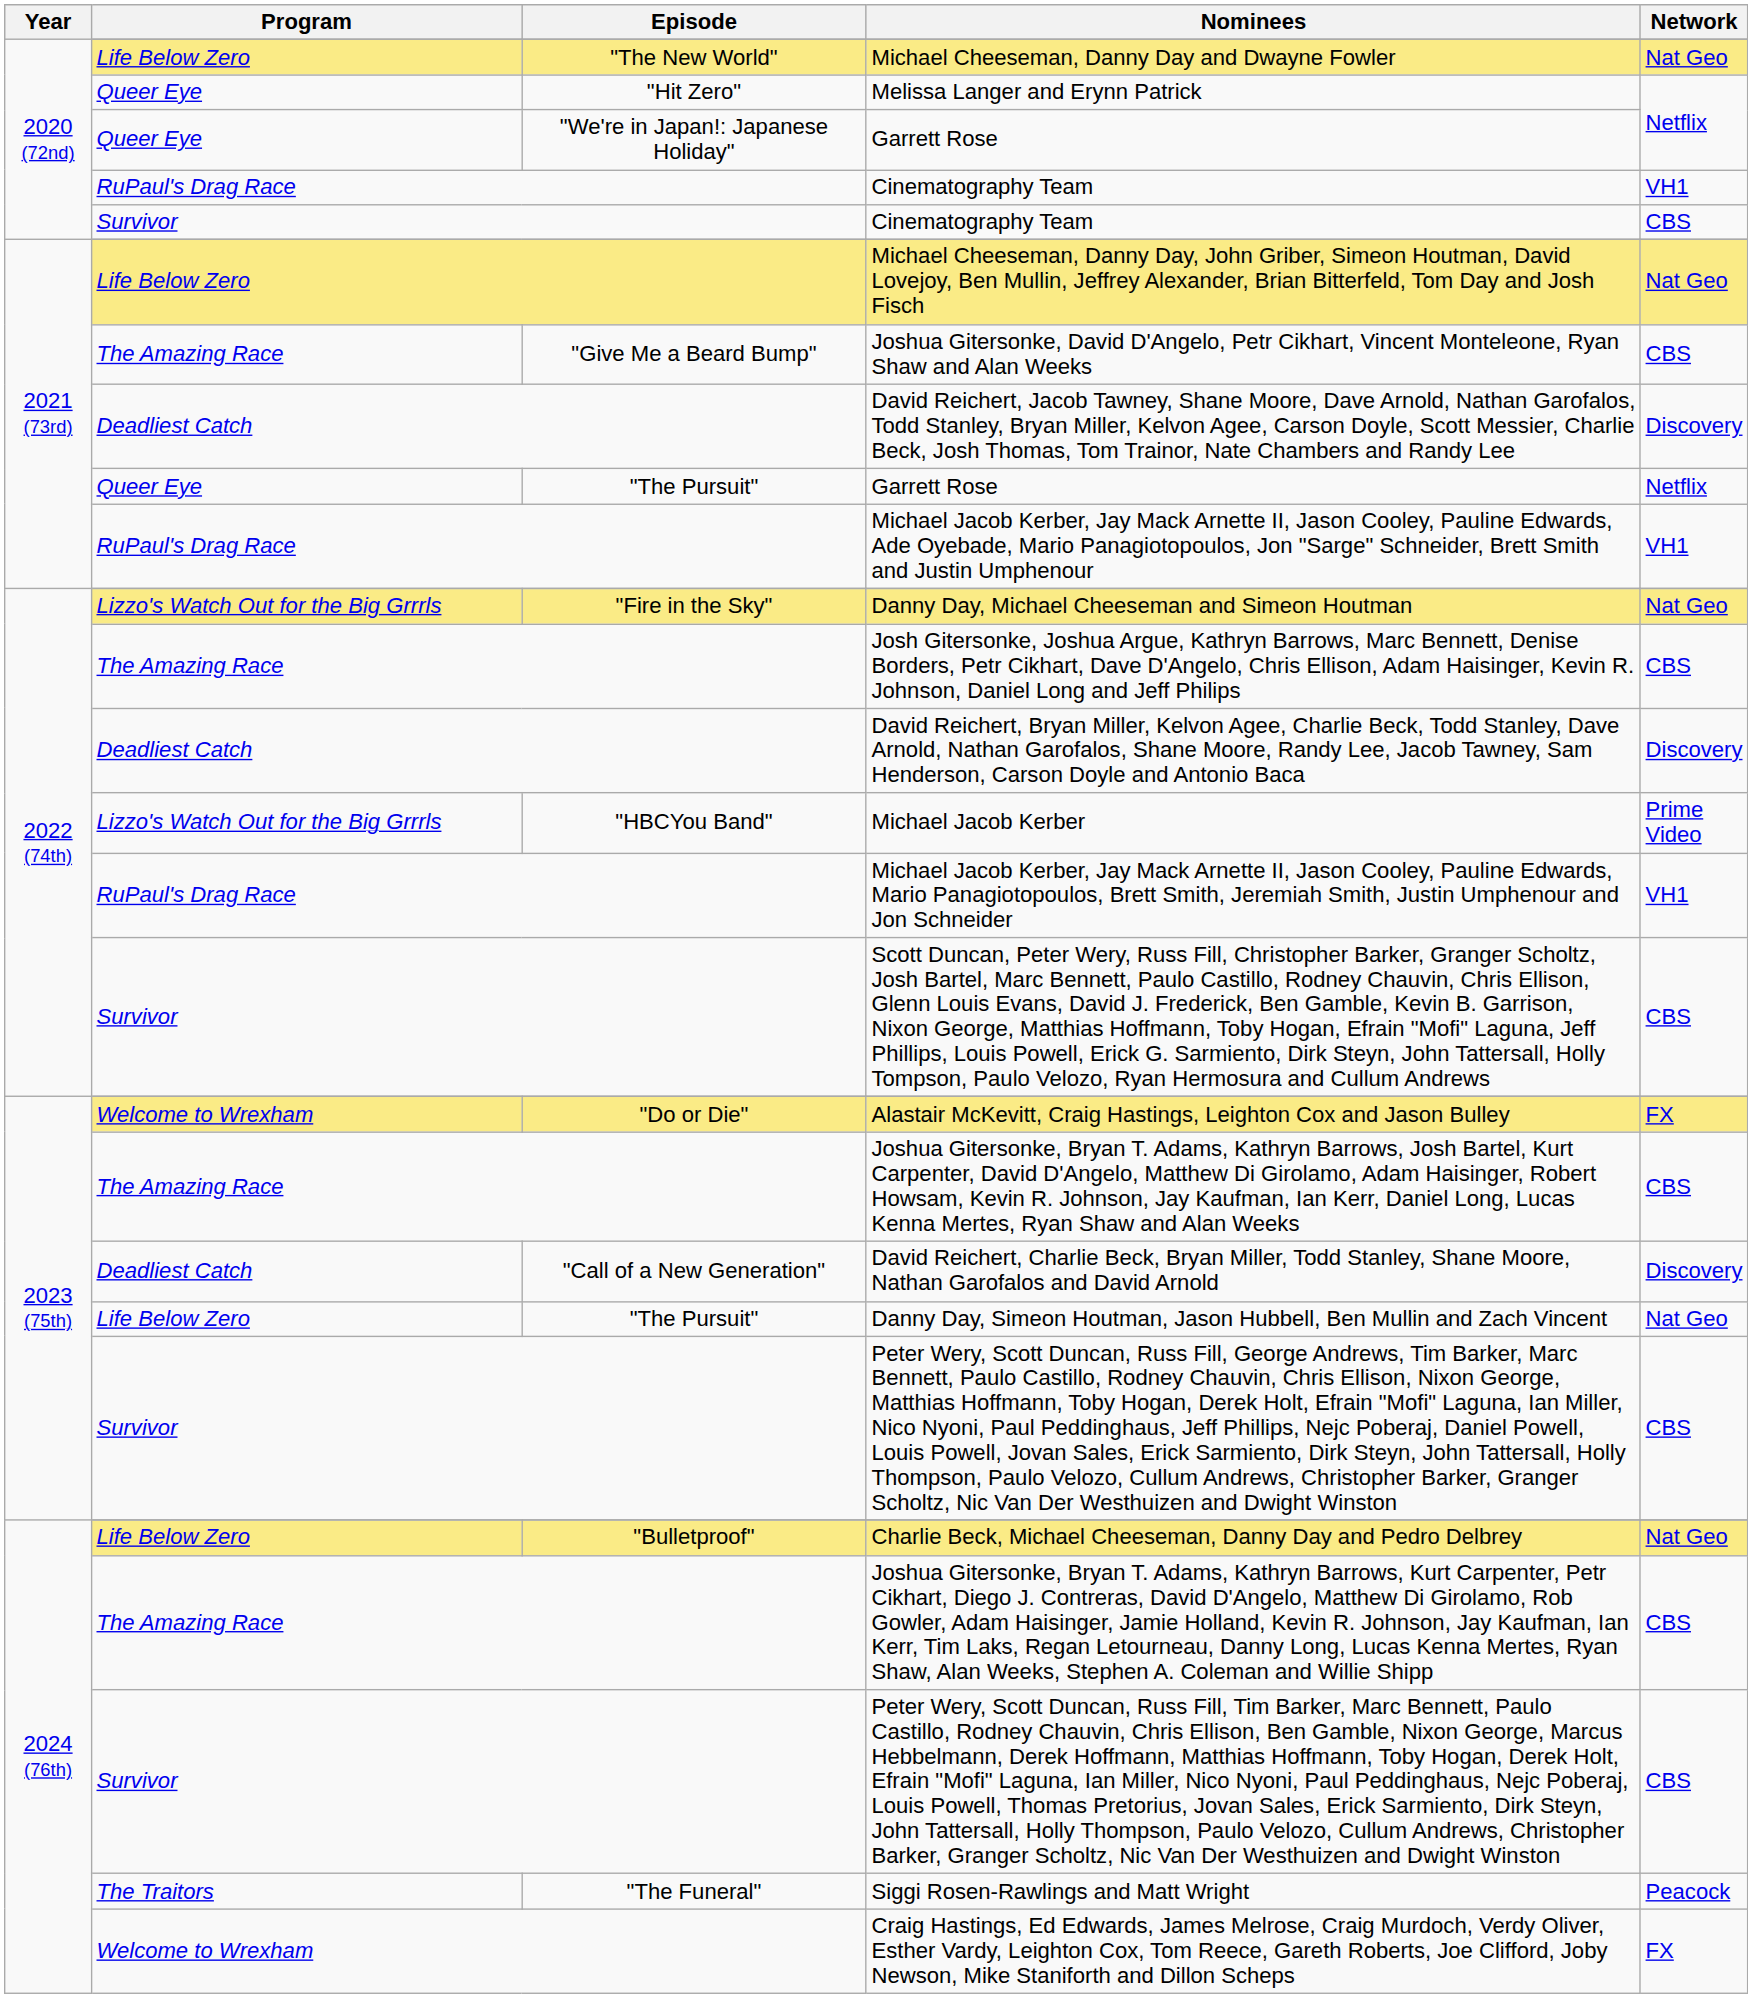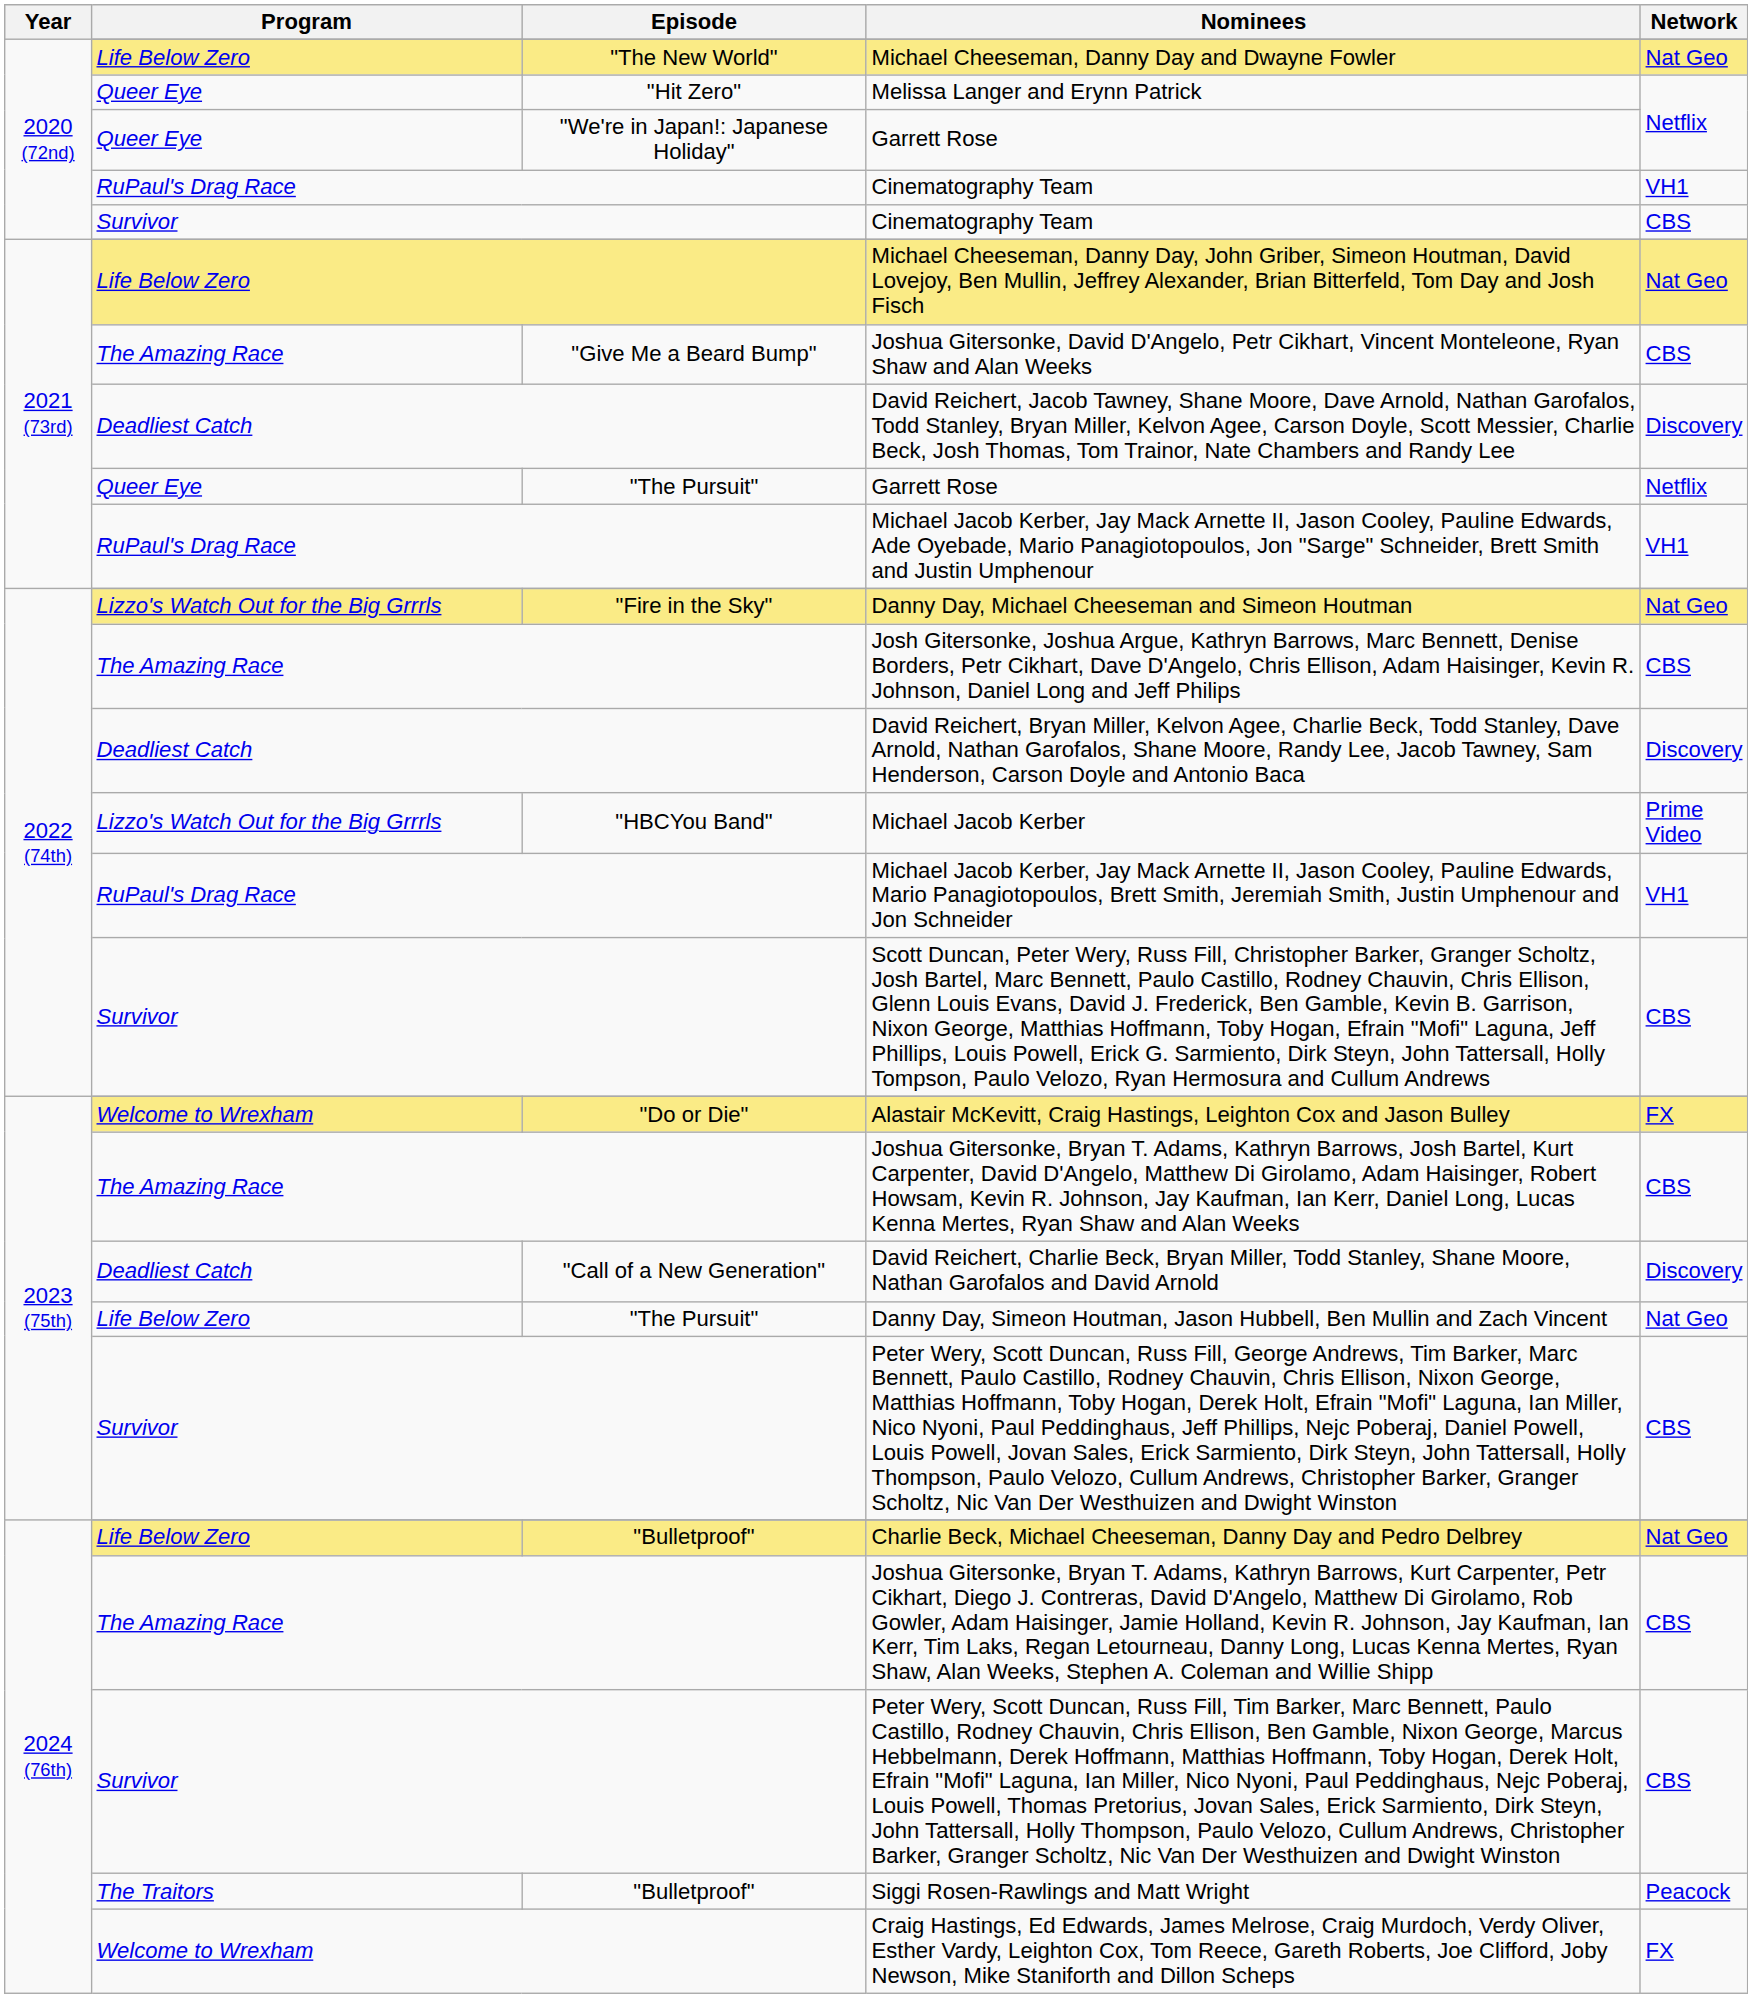(694, 1891) "The Funeral" -> (694, 1891) "Bulletproof"
